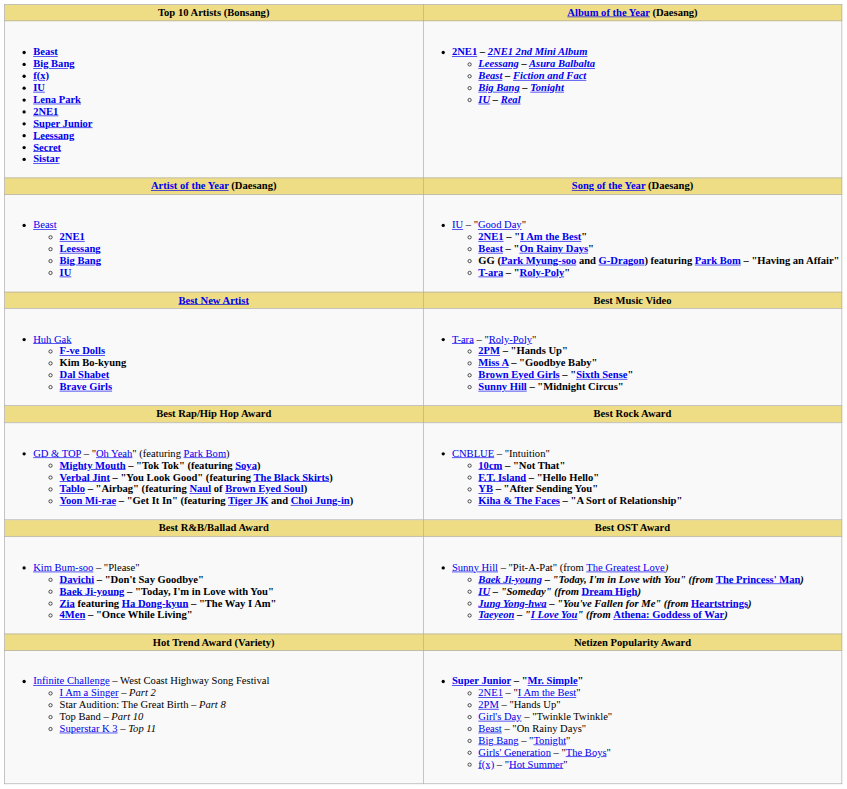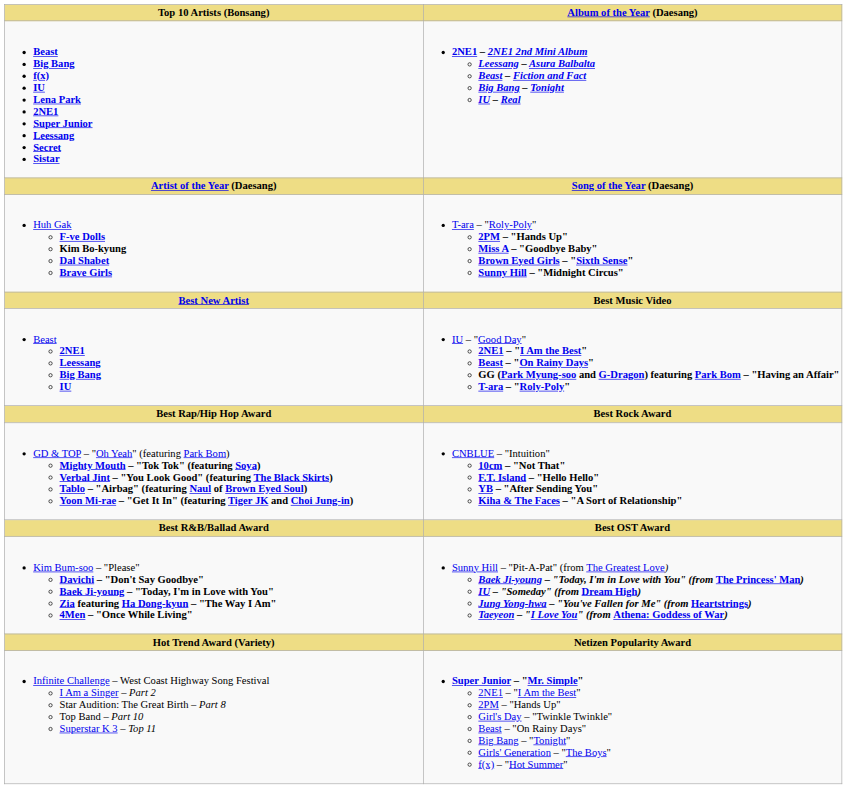rows swapped: (214, 249) <-> (214, 363)
